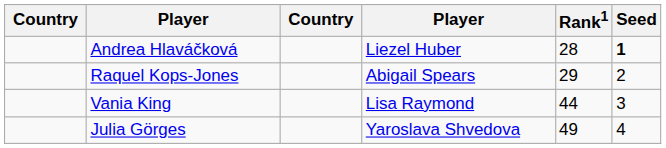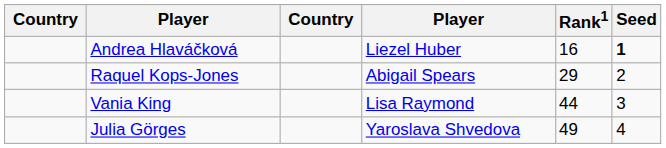(569, 49) 28 -> (569, 49) 16
